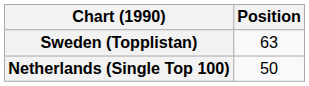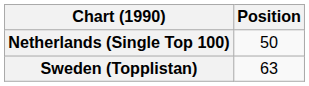rows swapped: (119, 68) <-> (119, 42)
